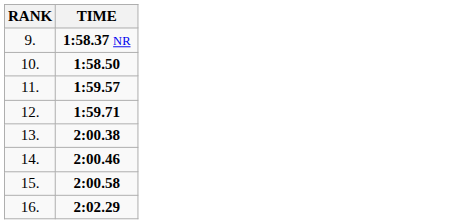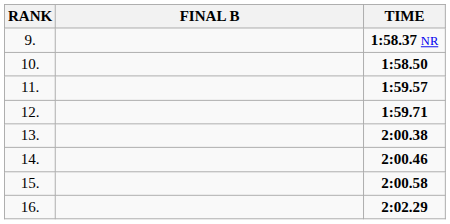+ column: (210, 16)
